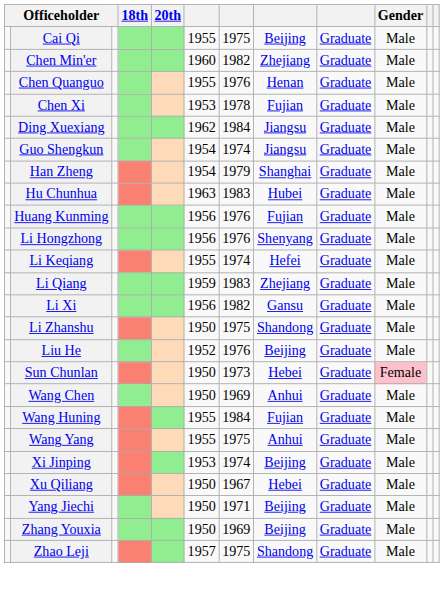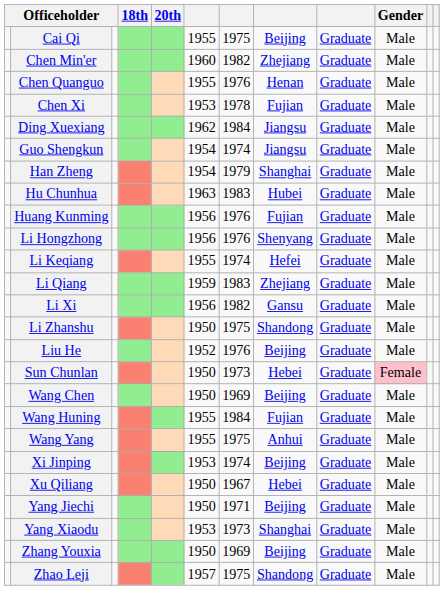(285, 395) Anhui -> (285, 395) Beijing
+ row: (61, 529)
